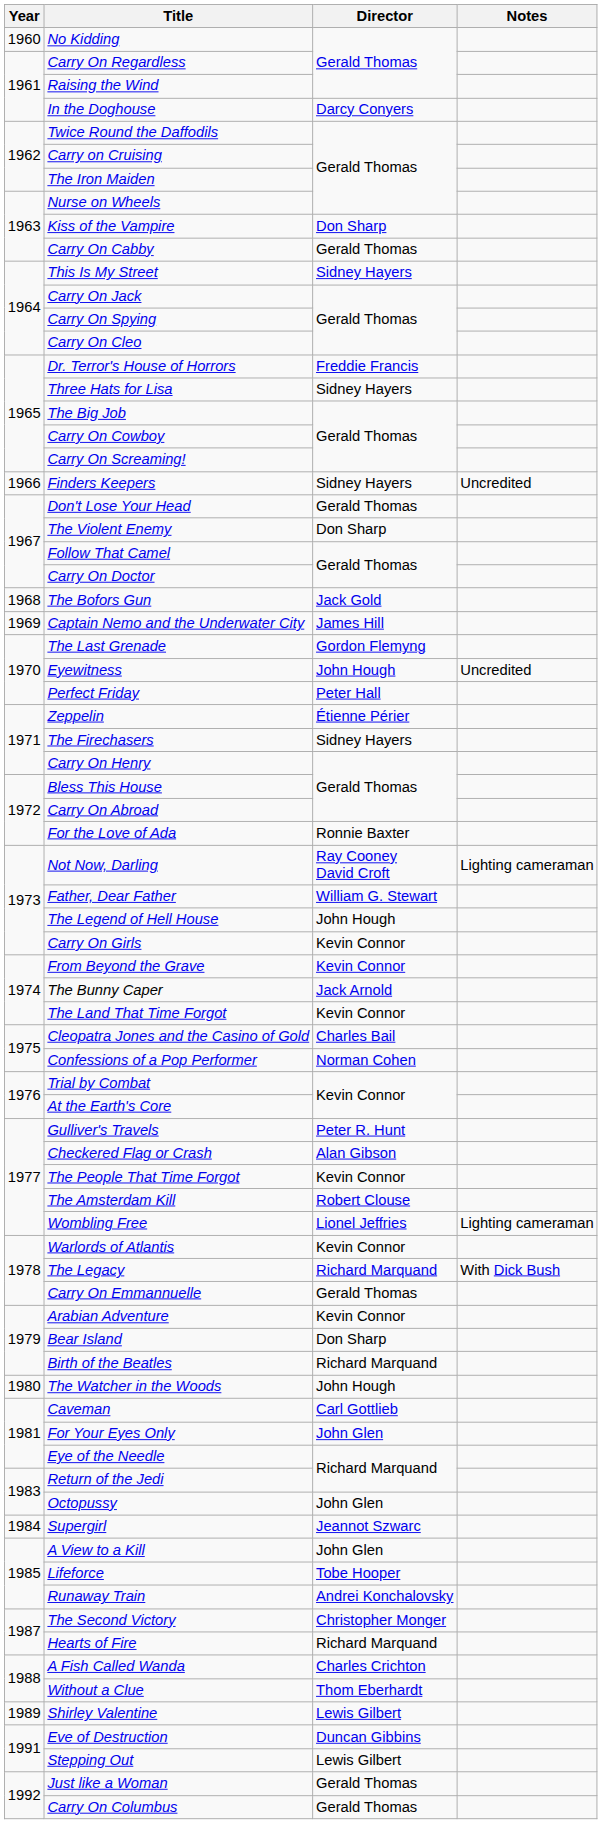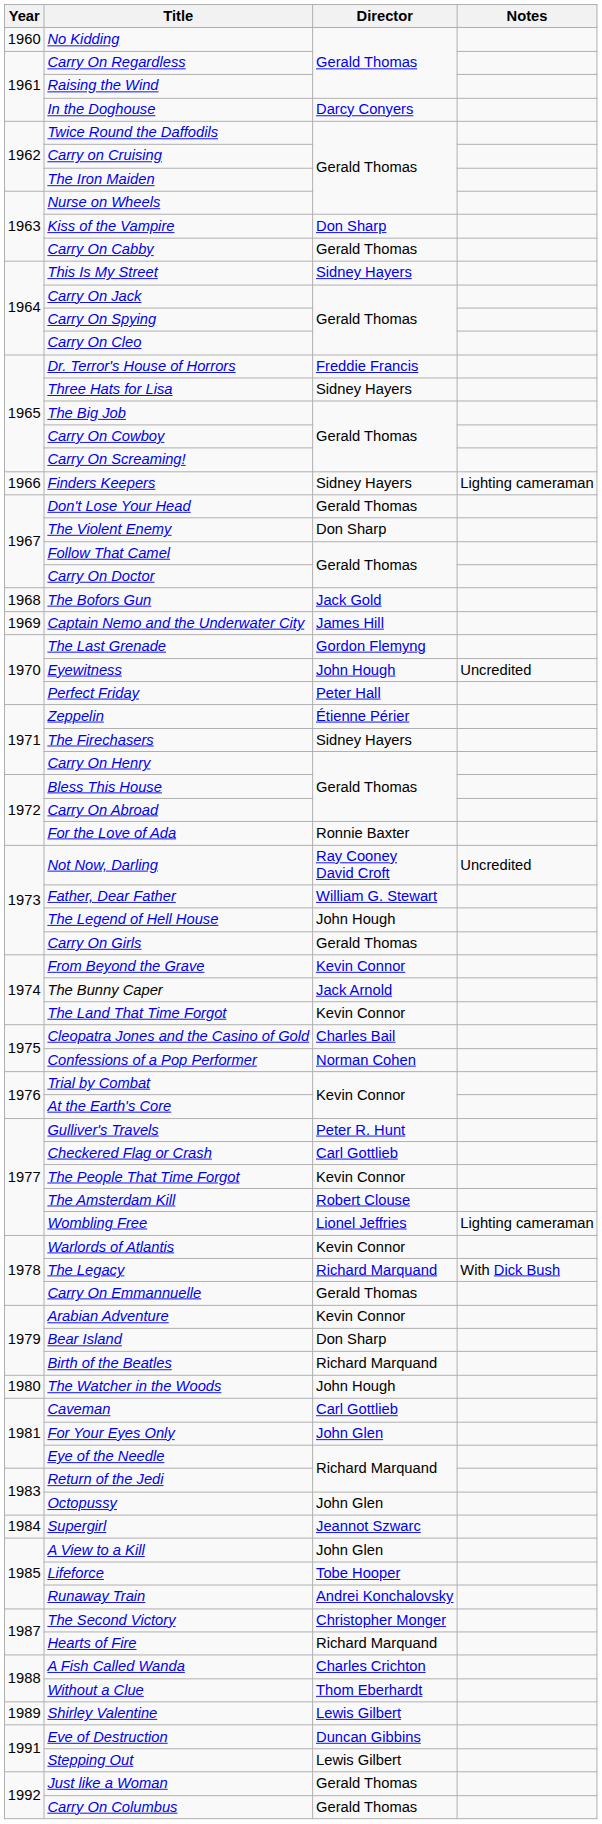(496, 483) Uncredited -> (527, 483) Lighting cameraman
(527, 864) Lighting cameraman -> (496, 864) Uncredited
(361, 943) Kevin Connor -> (367, 943) Gerald Thomas
(356, 1153) Alan Gibson -> (357, 1153) Carl Gottlieb
